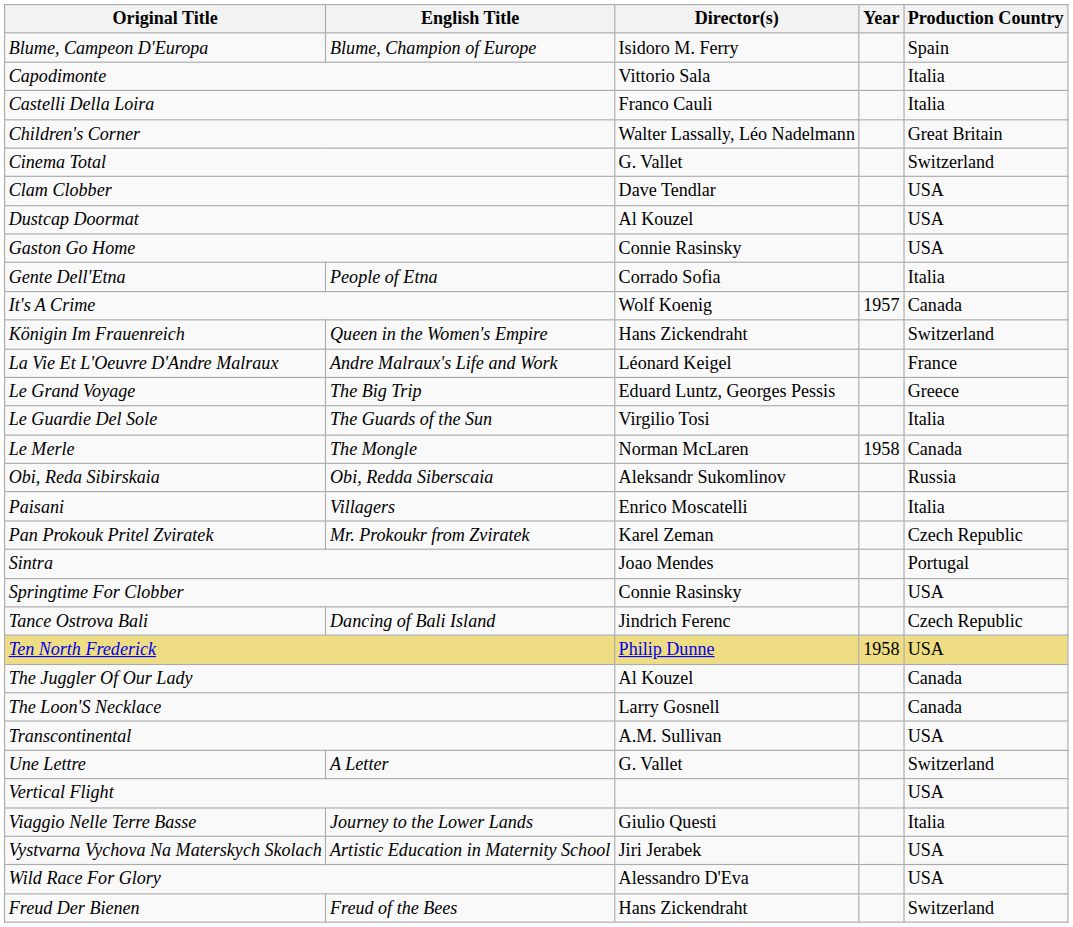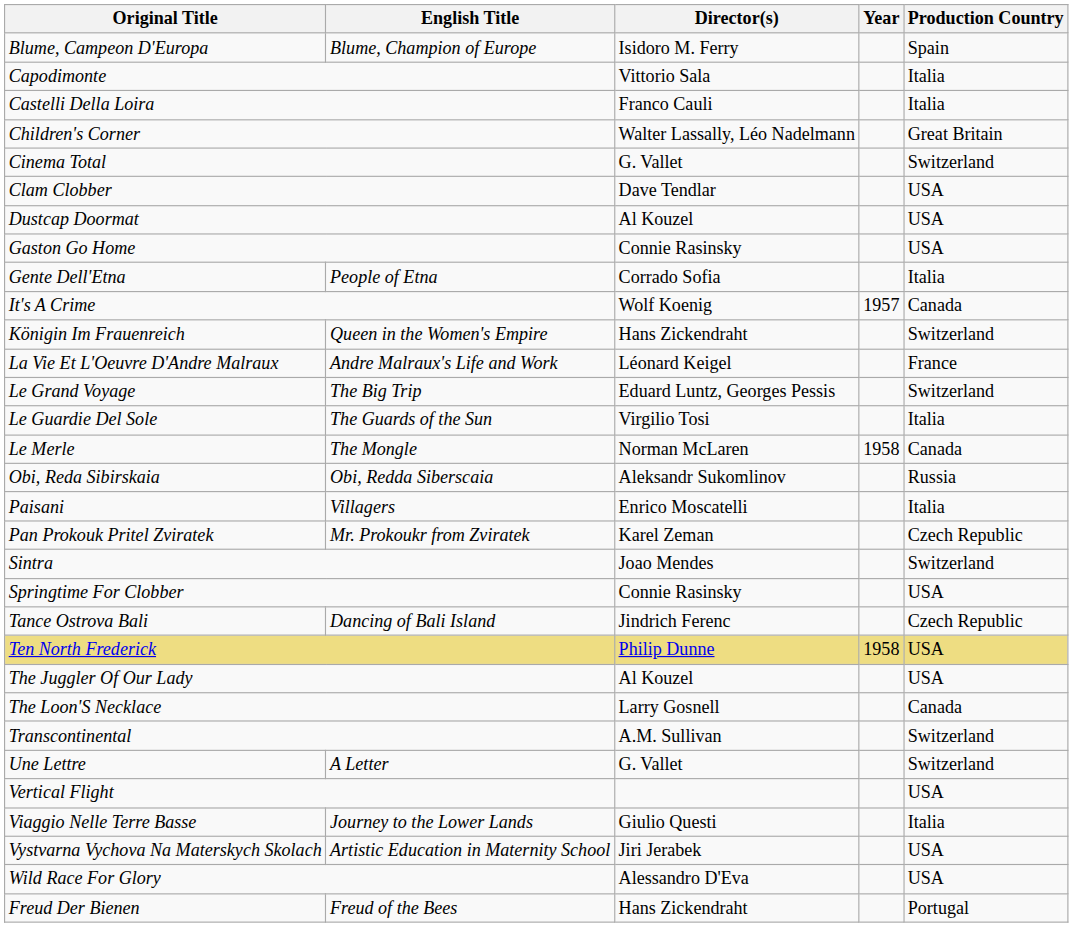(933, 391) Greece -> (951, 391) Switzerland
(938, 563) Portugal -> (951, 563) Switzerland
(935, 678) Canada -> (926, 678) USA
(926, 735) USA -> (951, 735) Switzerland
(951, 907) Switzerland -> (938, 907) Portugal
